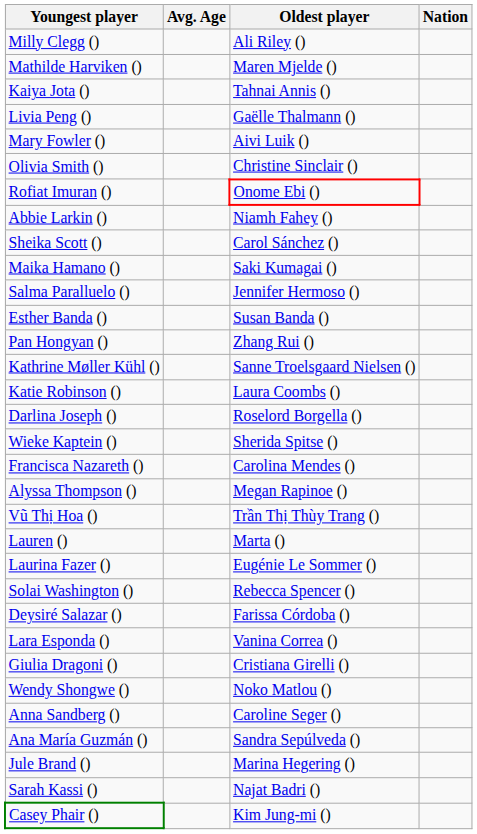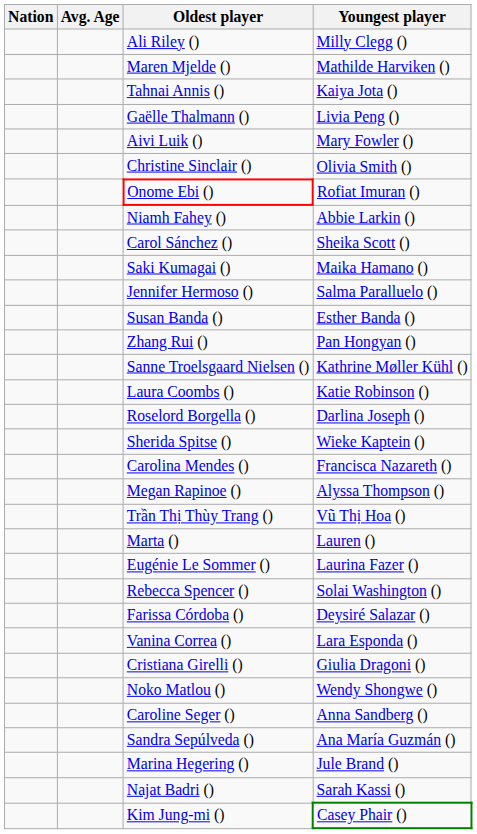columns swapped: (445, 16) <-> (84, 16)
